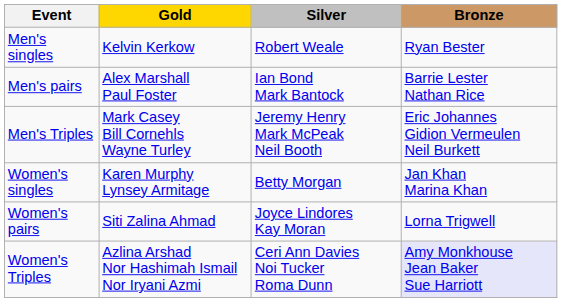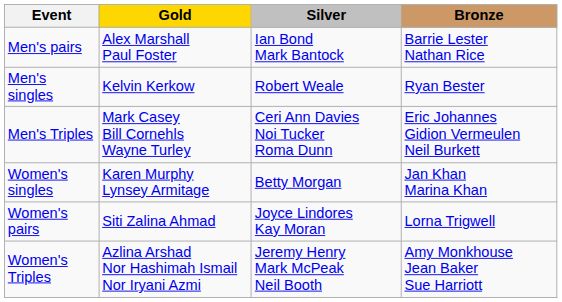rows swapped: (30, 47) <-> (45, 86)
(300, 134) Jeremy Henry Mark McPeak Neil Booth -> (307, 134) Ceri Ann Davies Noi Tucker Roma Dunn
(307, 269) Ceri Ann Davies Noi Tucker Roma Dunn -> (300, 269) Jeremy Henry Mark McPeak Neil Booth
(459, 269) lavender background -> (459, 269) no background
